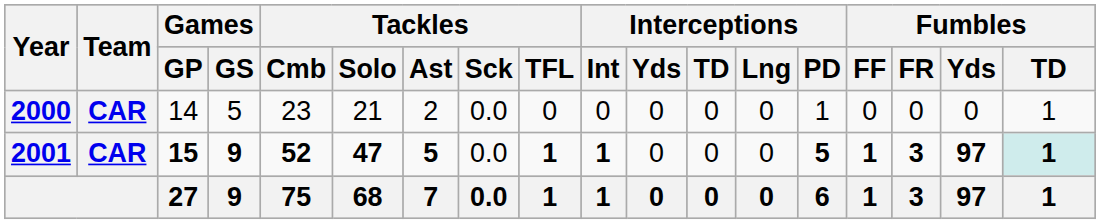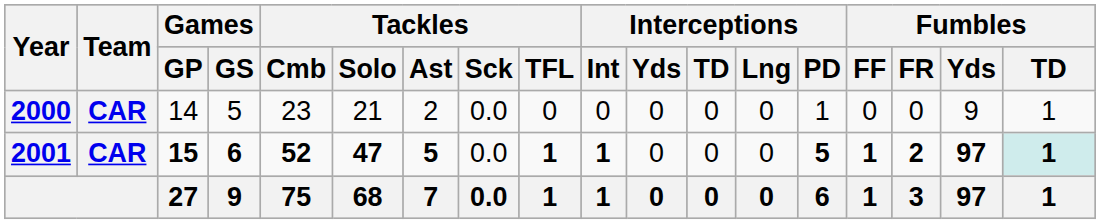(971, 111) 0 -> (971, 111) 9
(235, 153) 9 -> (235, 153) 6
(916, 153) 3 -> (916, 153) 2
